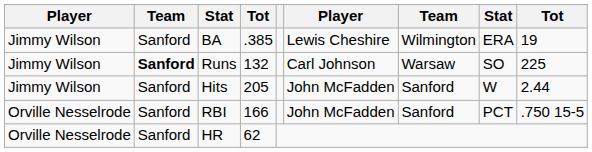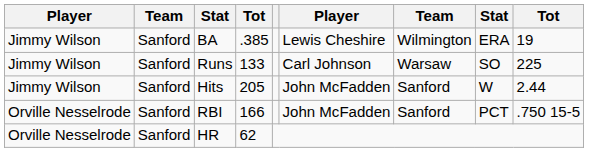(166, 64) bold -> (164, 64) normal
(256, 64) 132 -> (252, 64) 133
